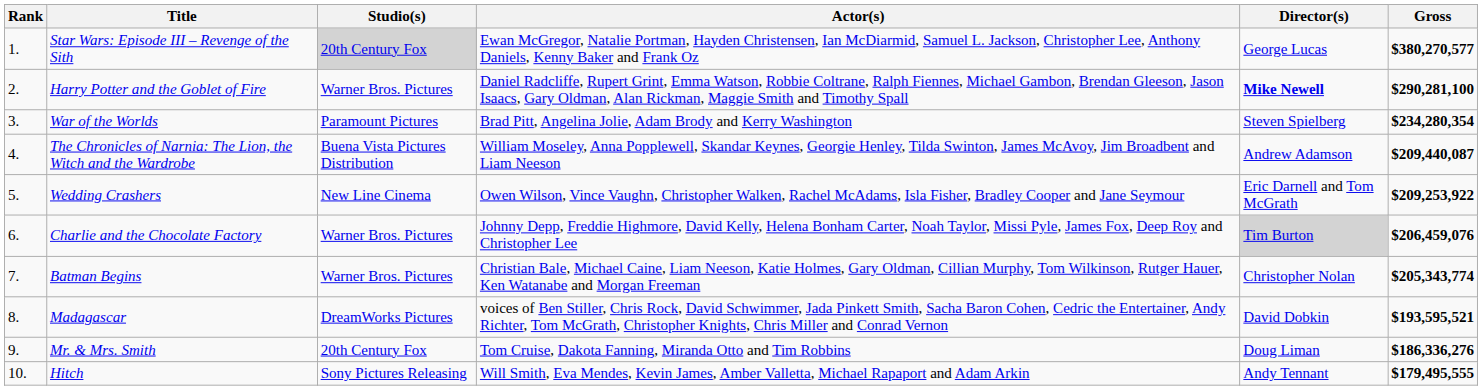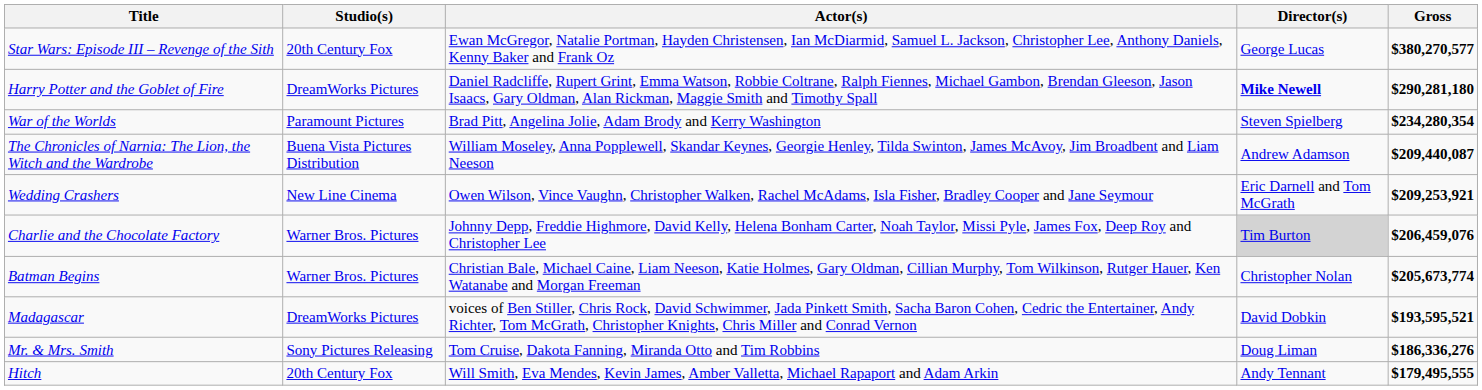- column: (25, 16)
(374, 48) lightgrey background -> (339, 48) no background
(387, 89) Warner Bros. Pictures -> (352, 89) DreamWorks Pictures
(1433, 89) $290,281,100 -> (1433, 89) $290,281,180
(1433, 194) $209,253,922 -> (1433, 194) $209,253,921
(1433, 276) $205,343,774 -> (1433, 276) $205,673,774
(374, 349) 20th Century Fox -> (360, 349) Sony Pictures Releasing
(394, 373) Sony Pictures Releasing -> (339, 373) 20th Century Fox
